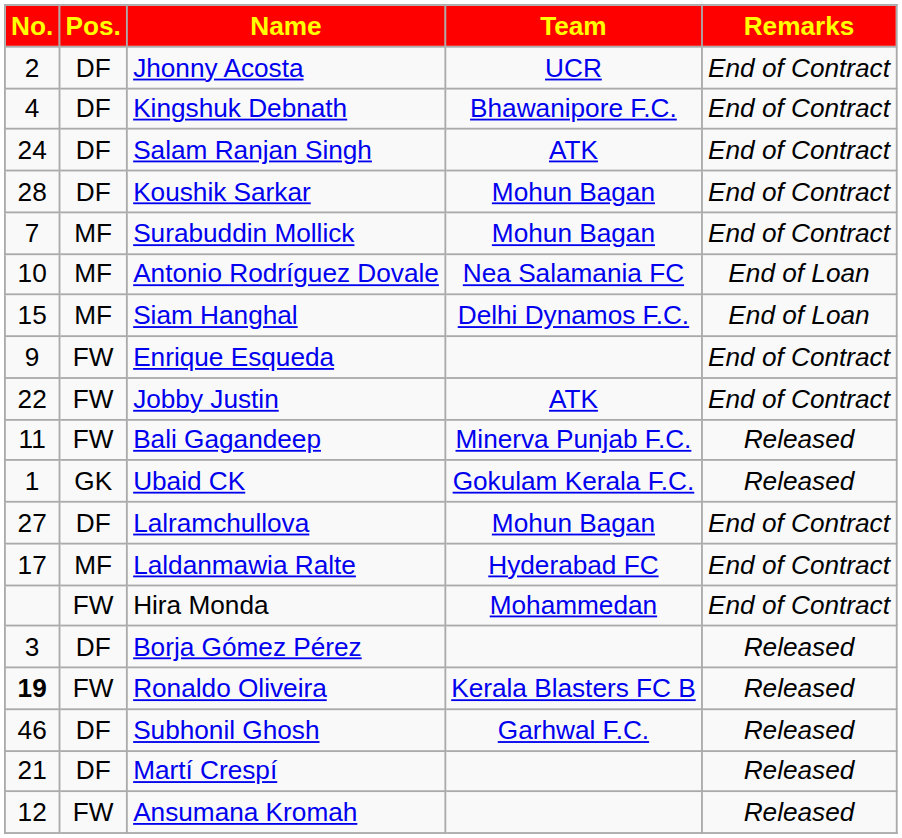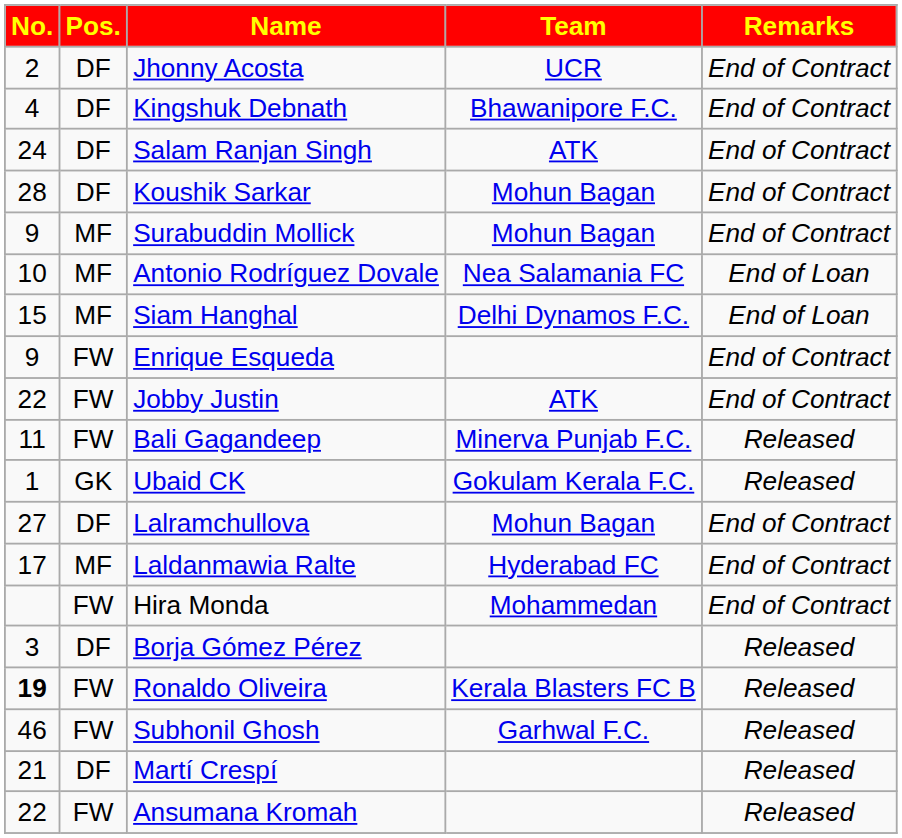(32, 233) 7 -> (32, 233) 9
(93, 730) DF -> (93, 730) FW
(32, 813) 12 -> (32, 813) 22
